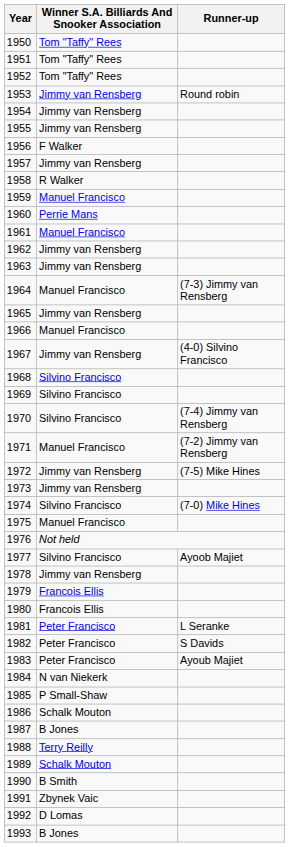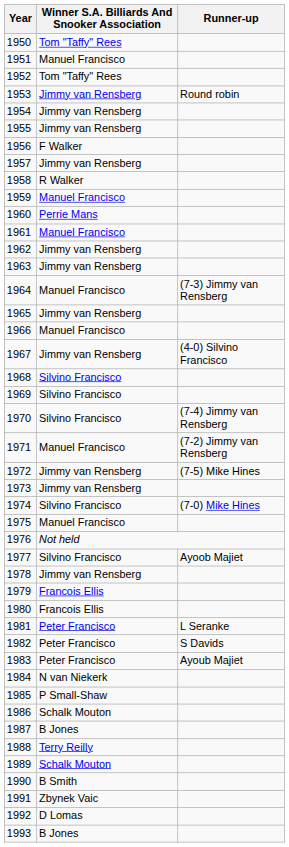(80, 59) Tom "Taffy" Rees -> (82, 59) Manuel Francisco
